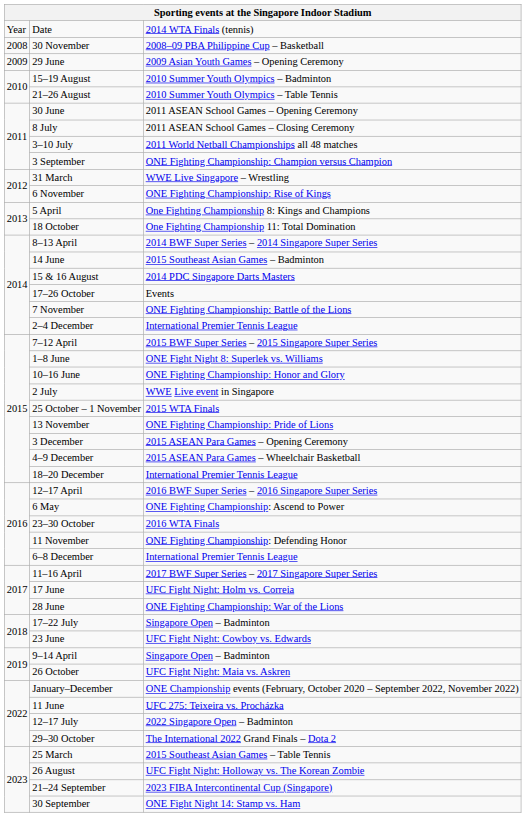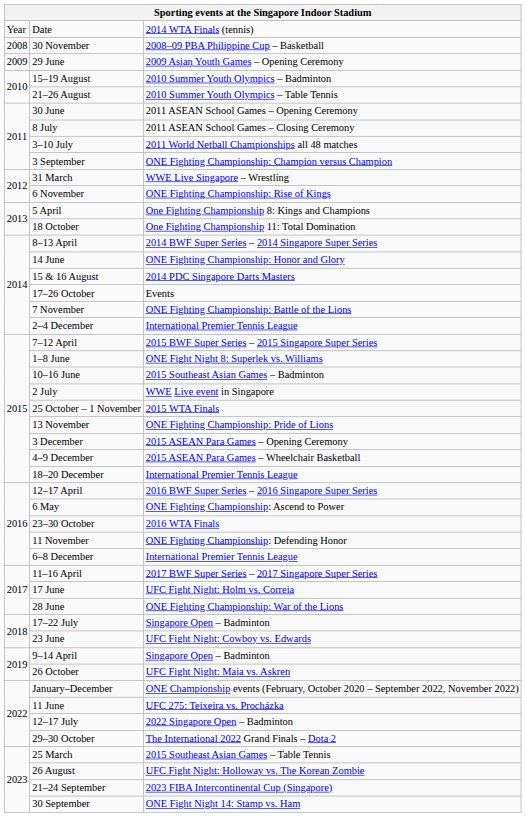(235, 260) 2015 Southeast Asian Games – Badminton -> (245, 260) ONE Fighting Championship: Honor and Glory
(245, 375) ONE Fighting Championship: Honor and Glory -> (235, 375) 2015 Southeast Asian Games – Badminton
